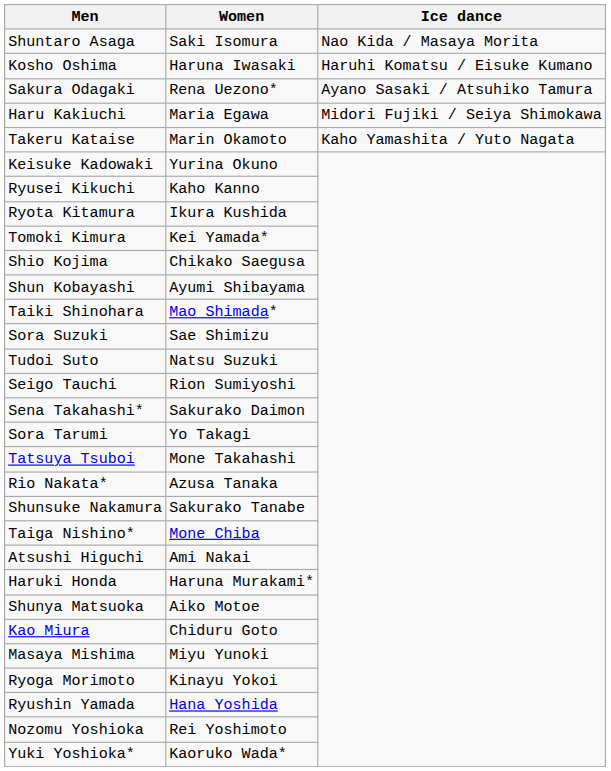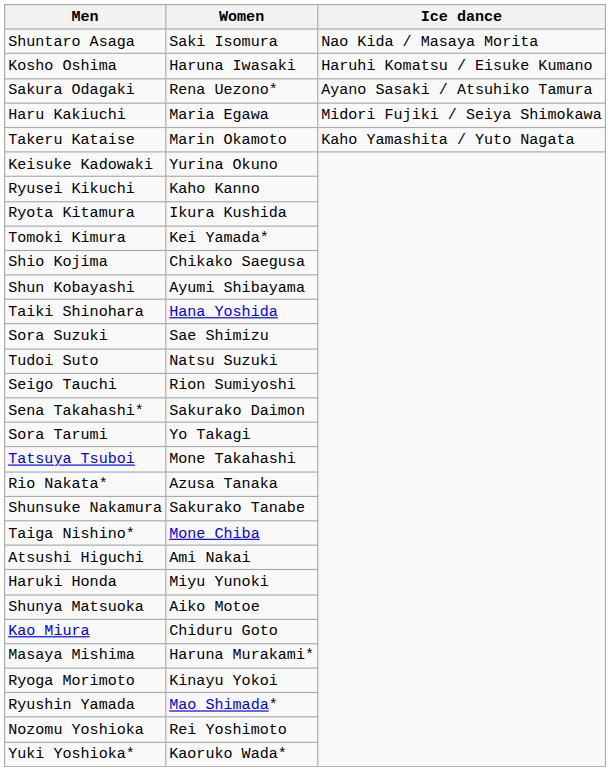(224, 312) Mao Shimada* -> (223, 312) Hana Yoshida
(242, 582) Haruna Murakami* -> (219, 582) Miyu Yunoki
(219, 656) Miyu Yunoki -> (242, 656) Haruna Murakami*
(223, 705) Hana Yoshida -> (224, 705) Mao Shimada*
